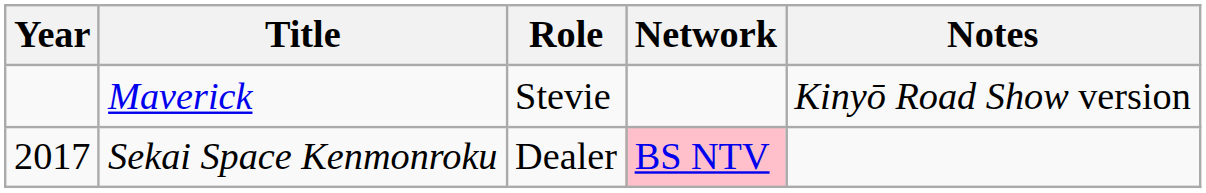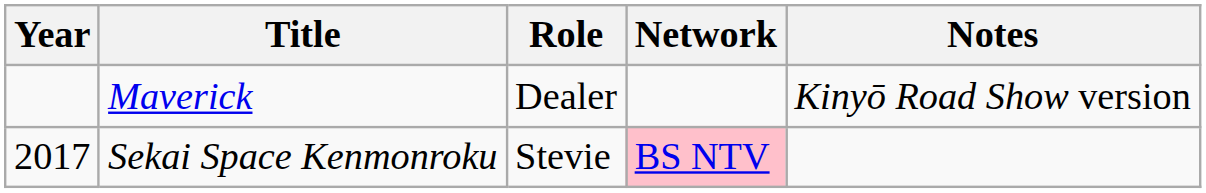(563, 95) Stevie -> (566, 95) Dealer
(566, 156) Dealer -> (563, 156) Stevie
